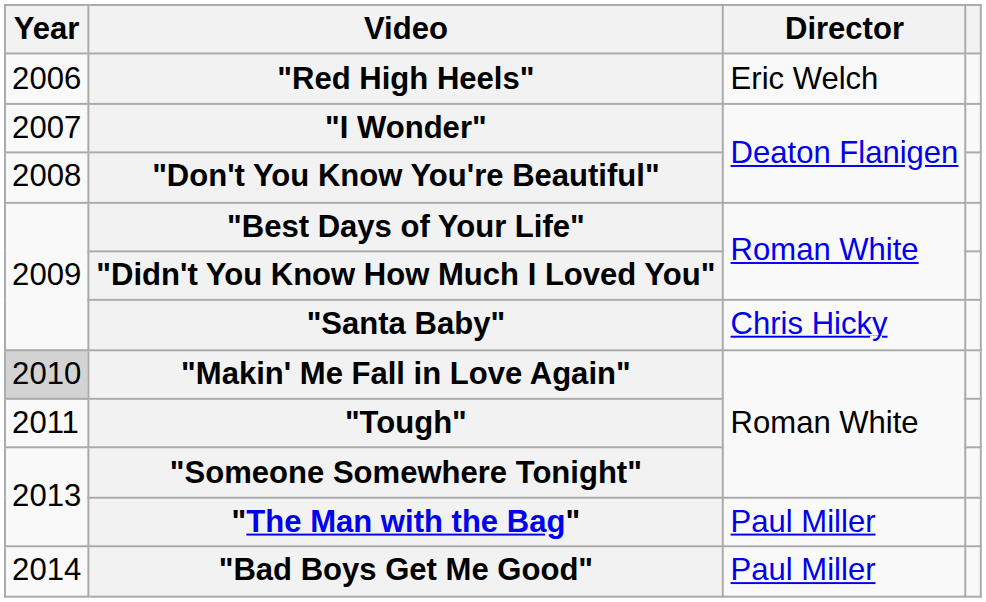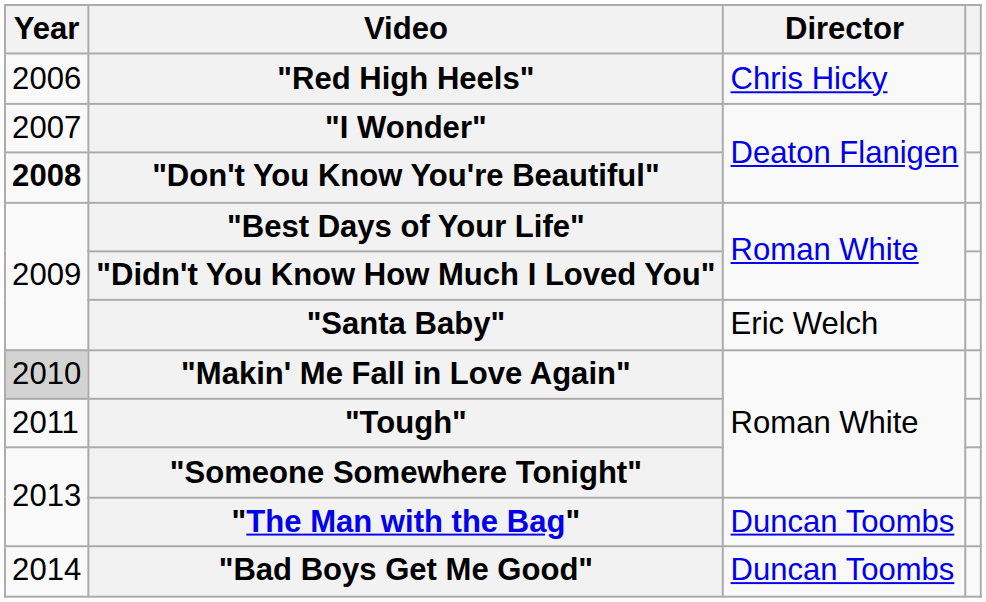(804, 78) Eric Welch -> (809, 78) Chris Hicky
(47, 176) normal -> (47, 176) bold
(809, 324) Chris Hicky -> (804, 324) Eric Welch
(803, 521) Paul Miller -> (842, 521) Duncan Toombs
(803, 570) Paul Miller -> (842, 570) Duncan Toombs
